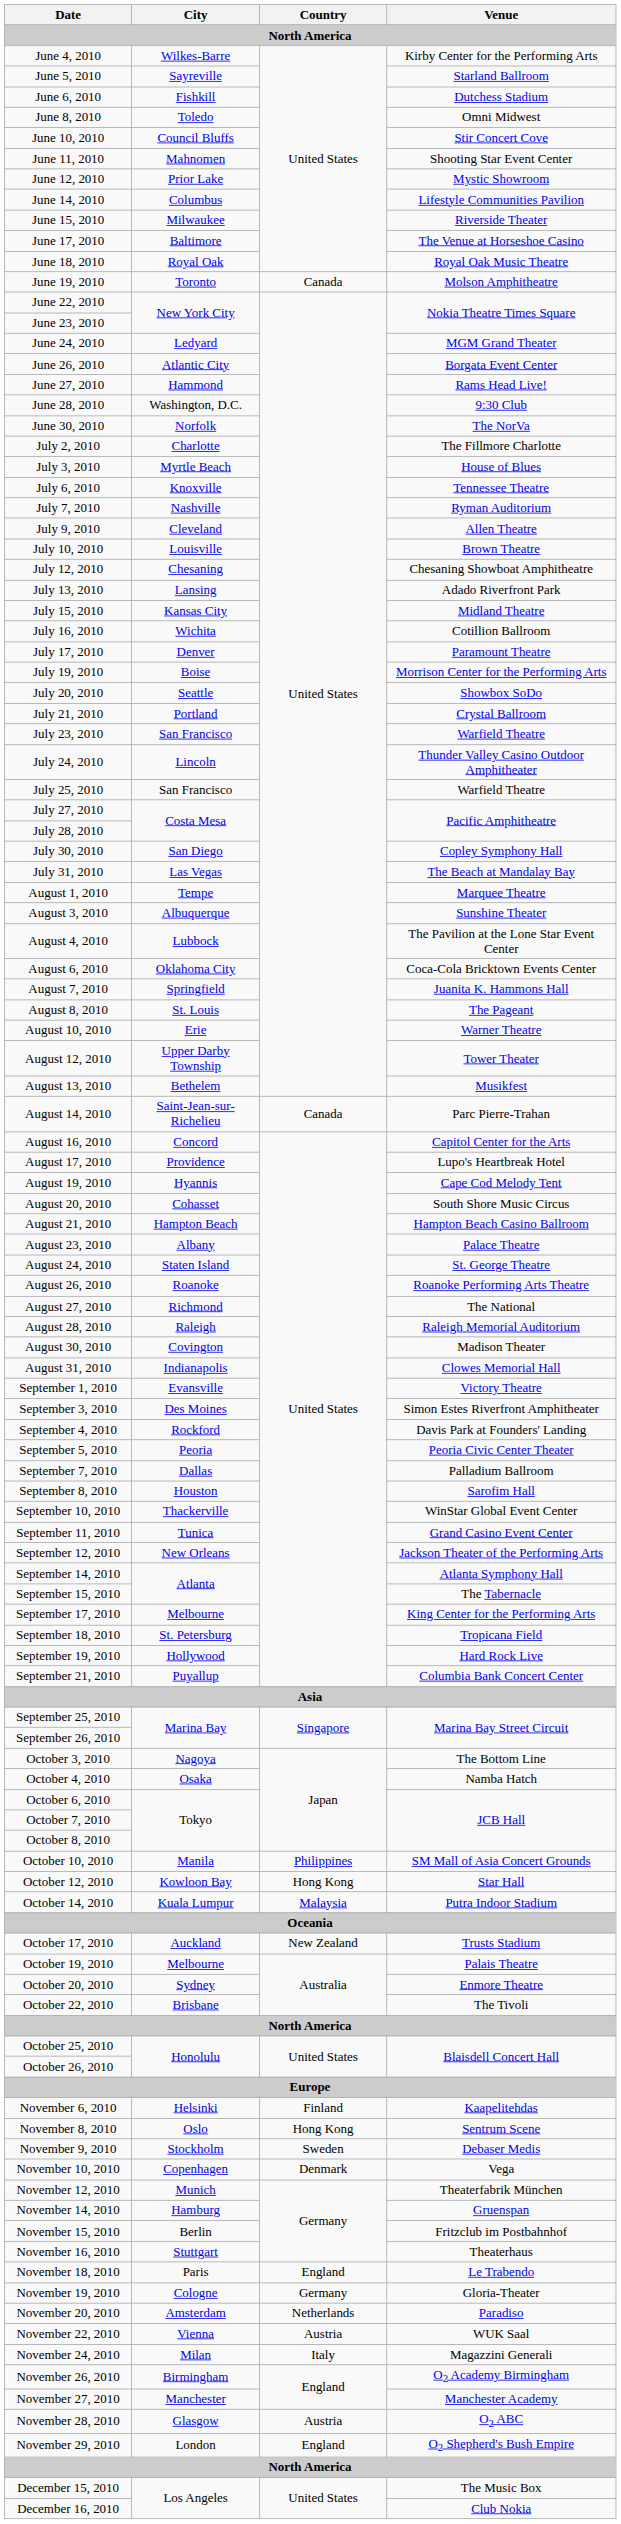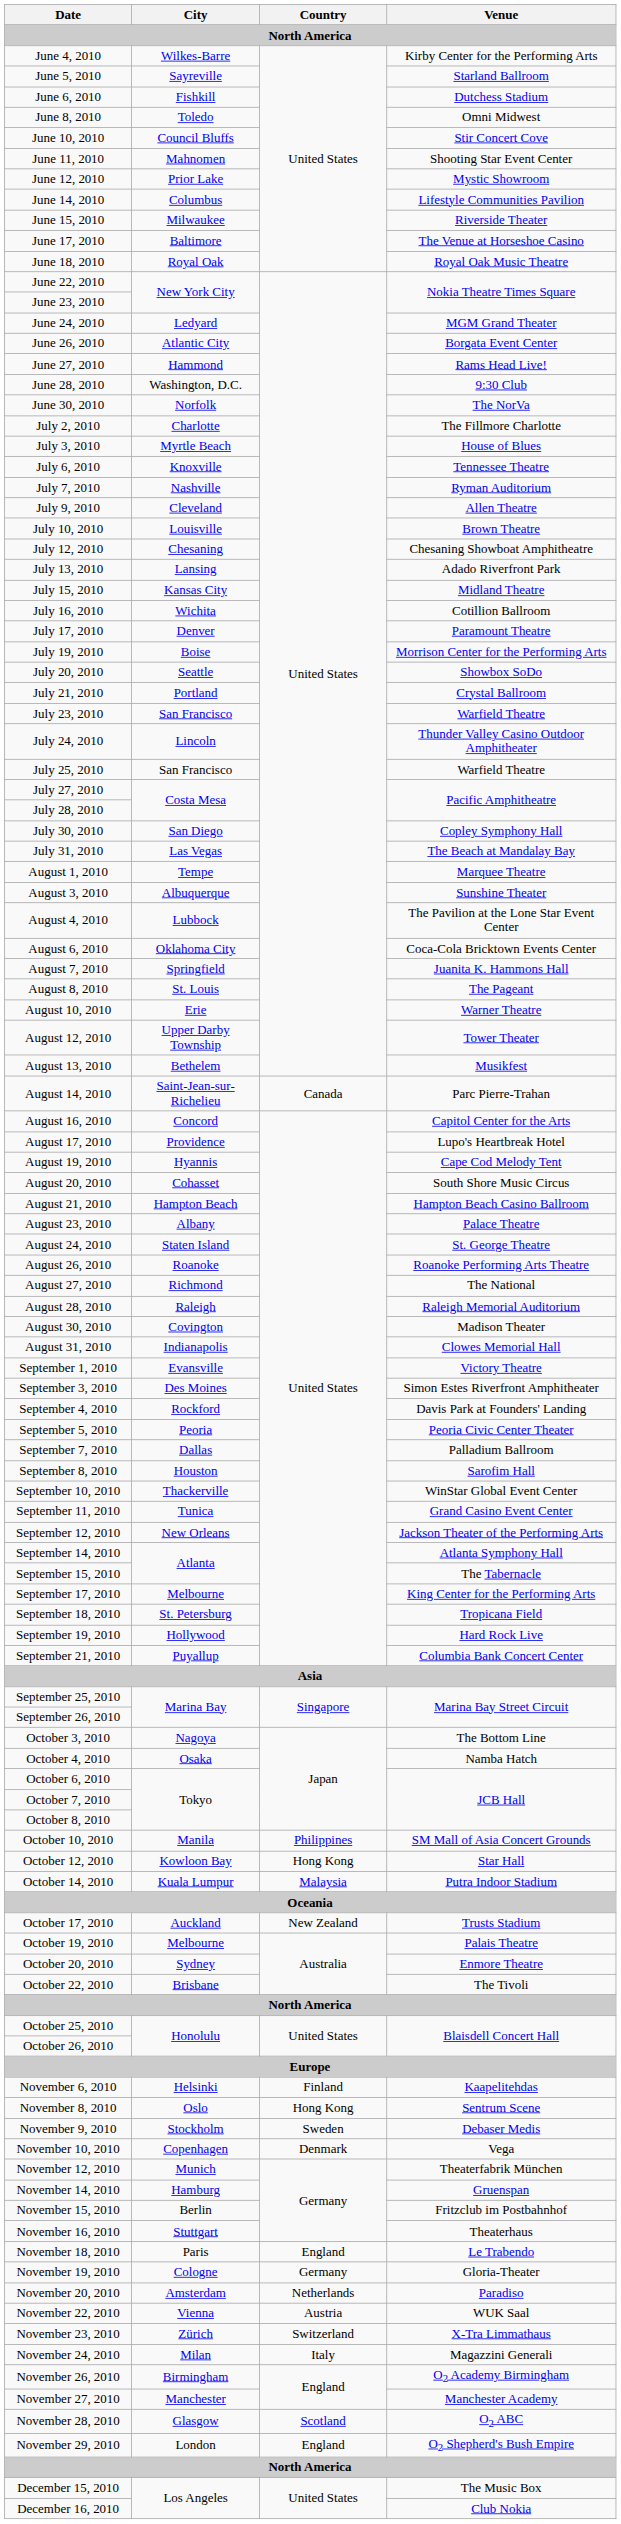- row: (68, 281)
+ row: (68, 2334)
(323, 2421) Austria -> (323, 2421) Scotland
